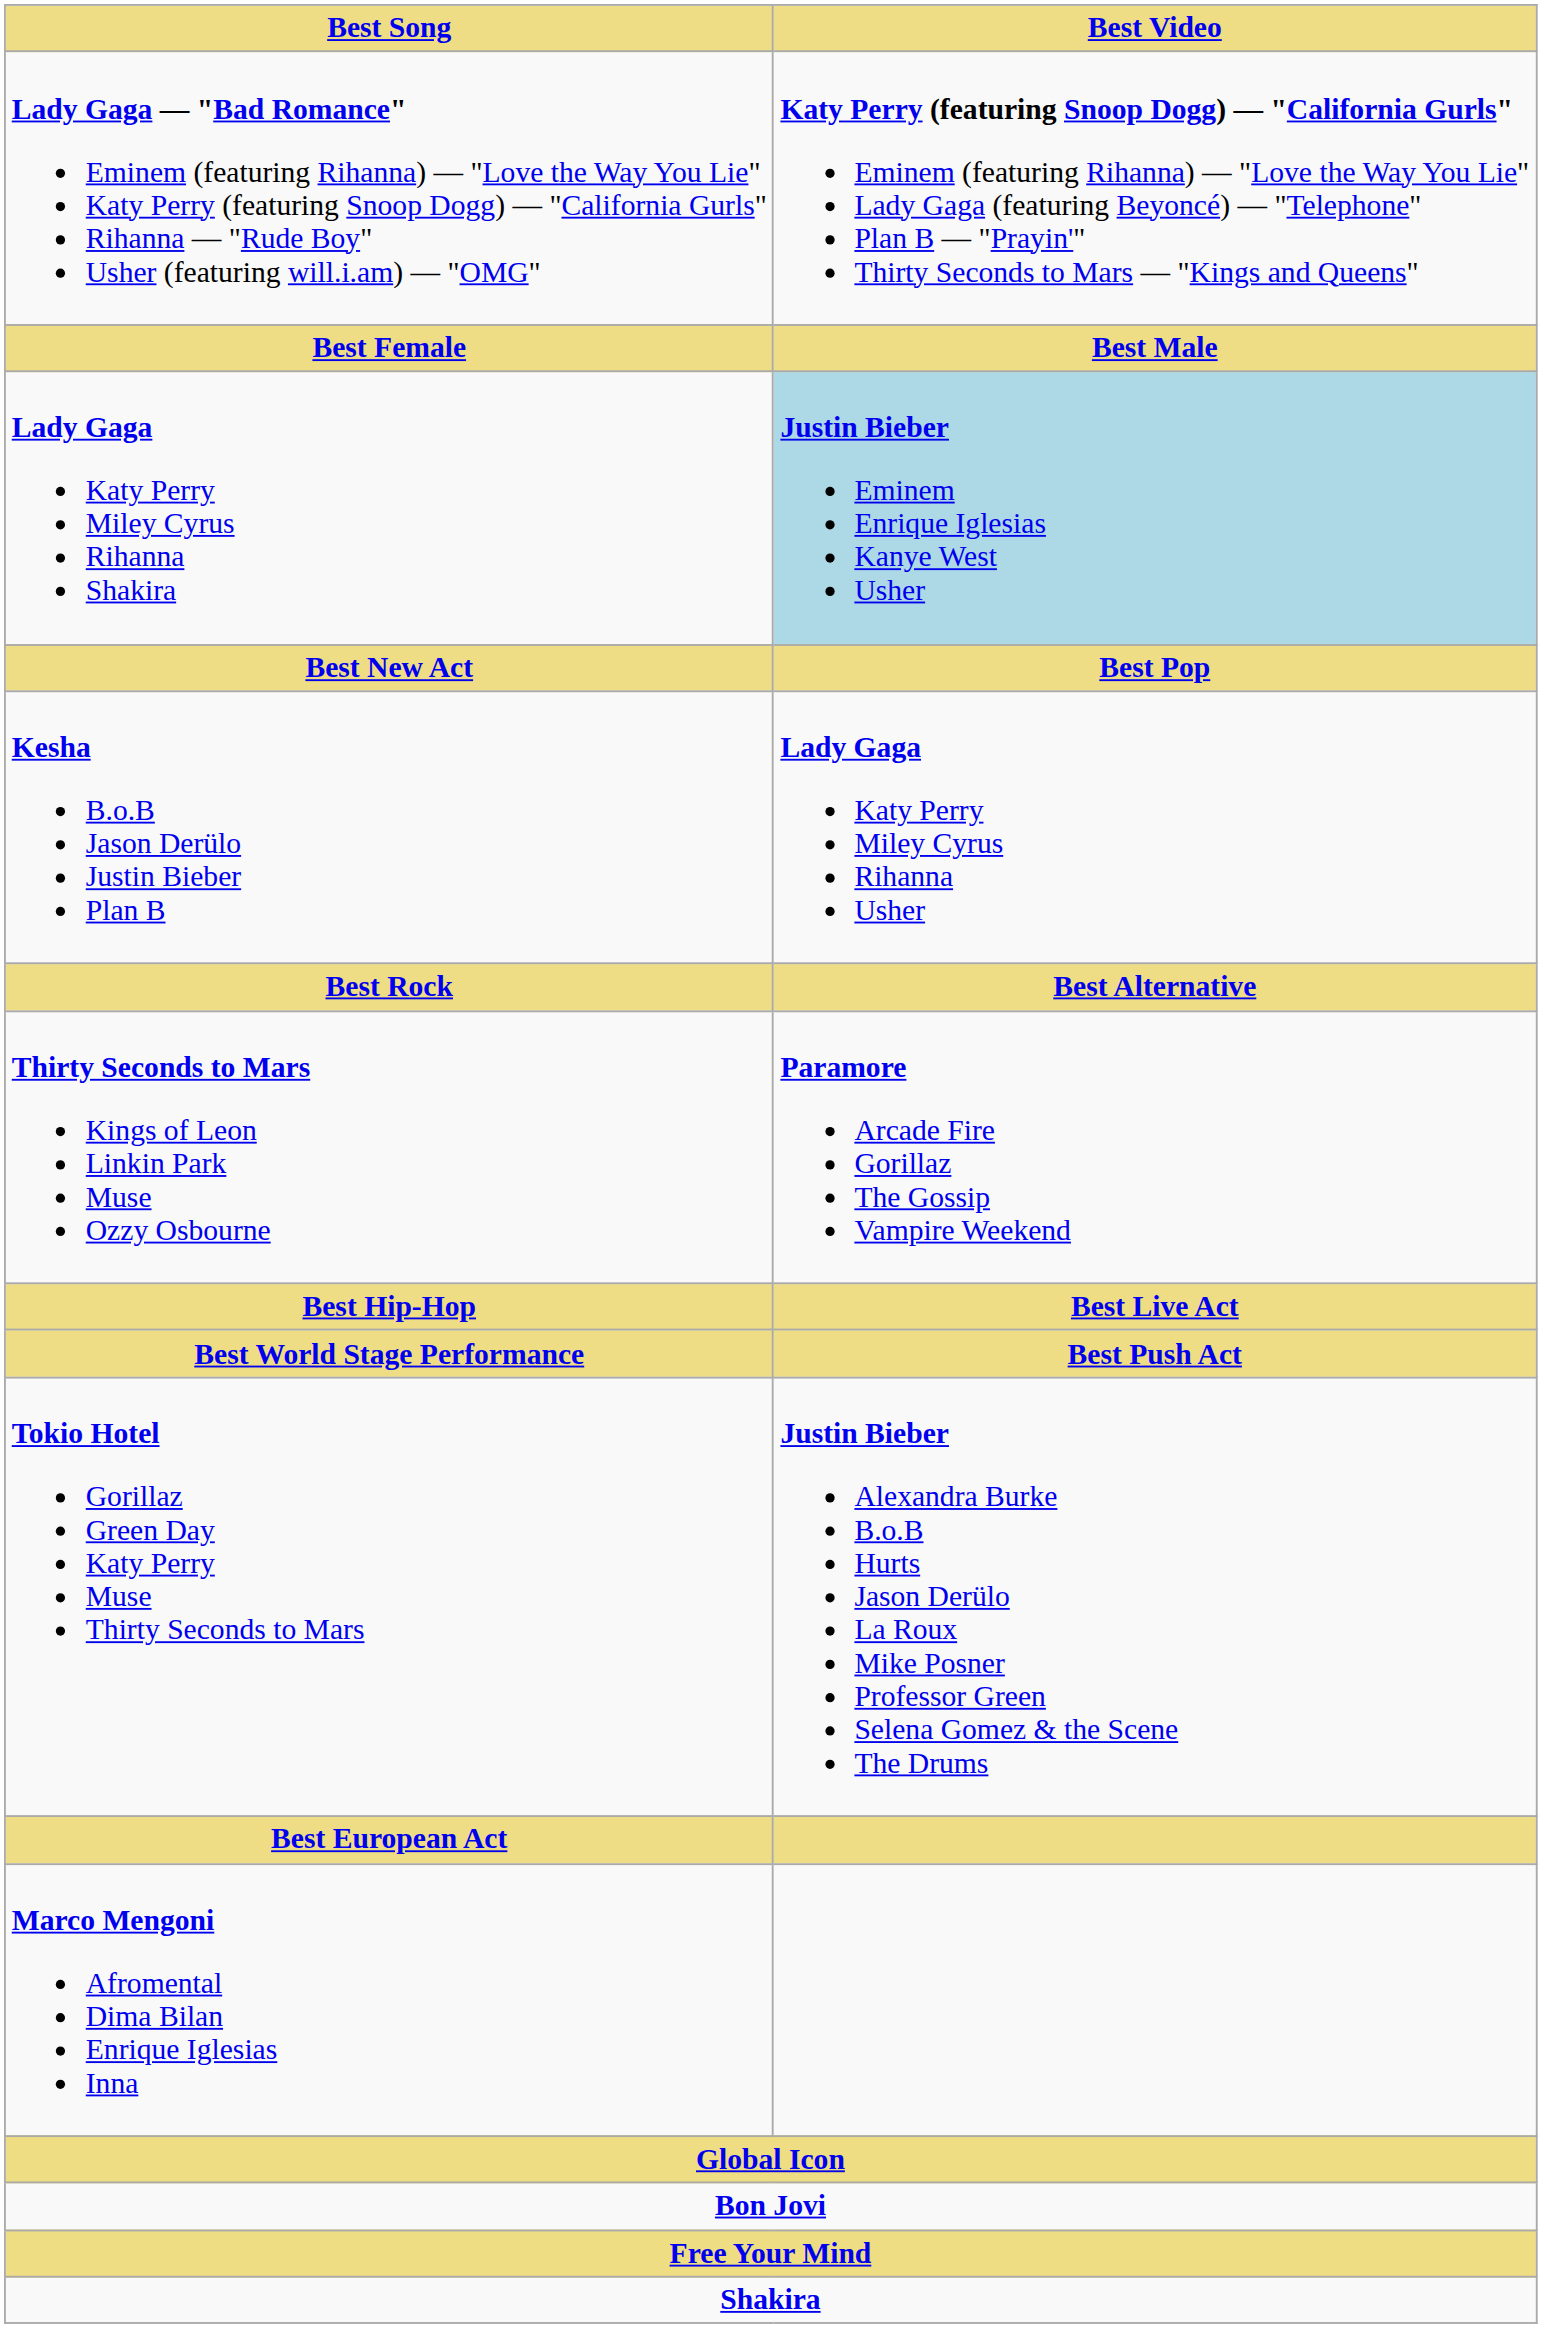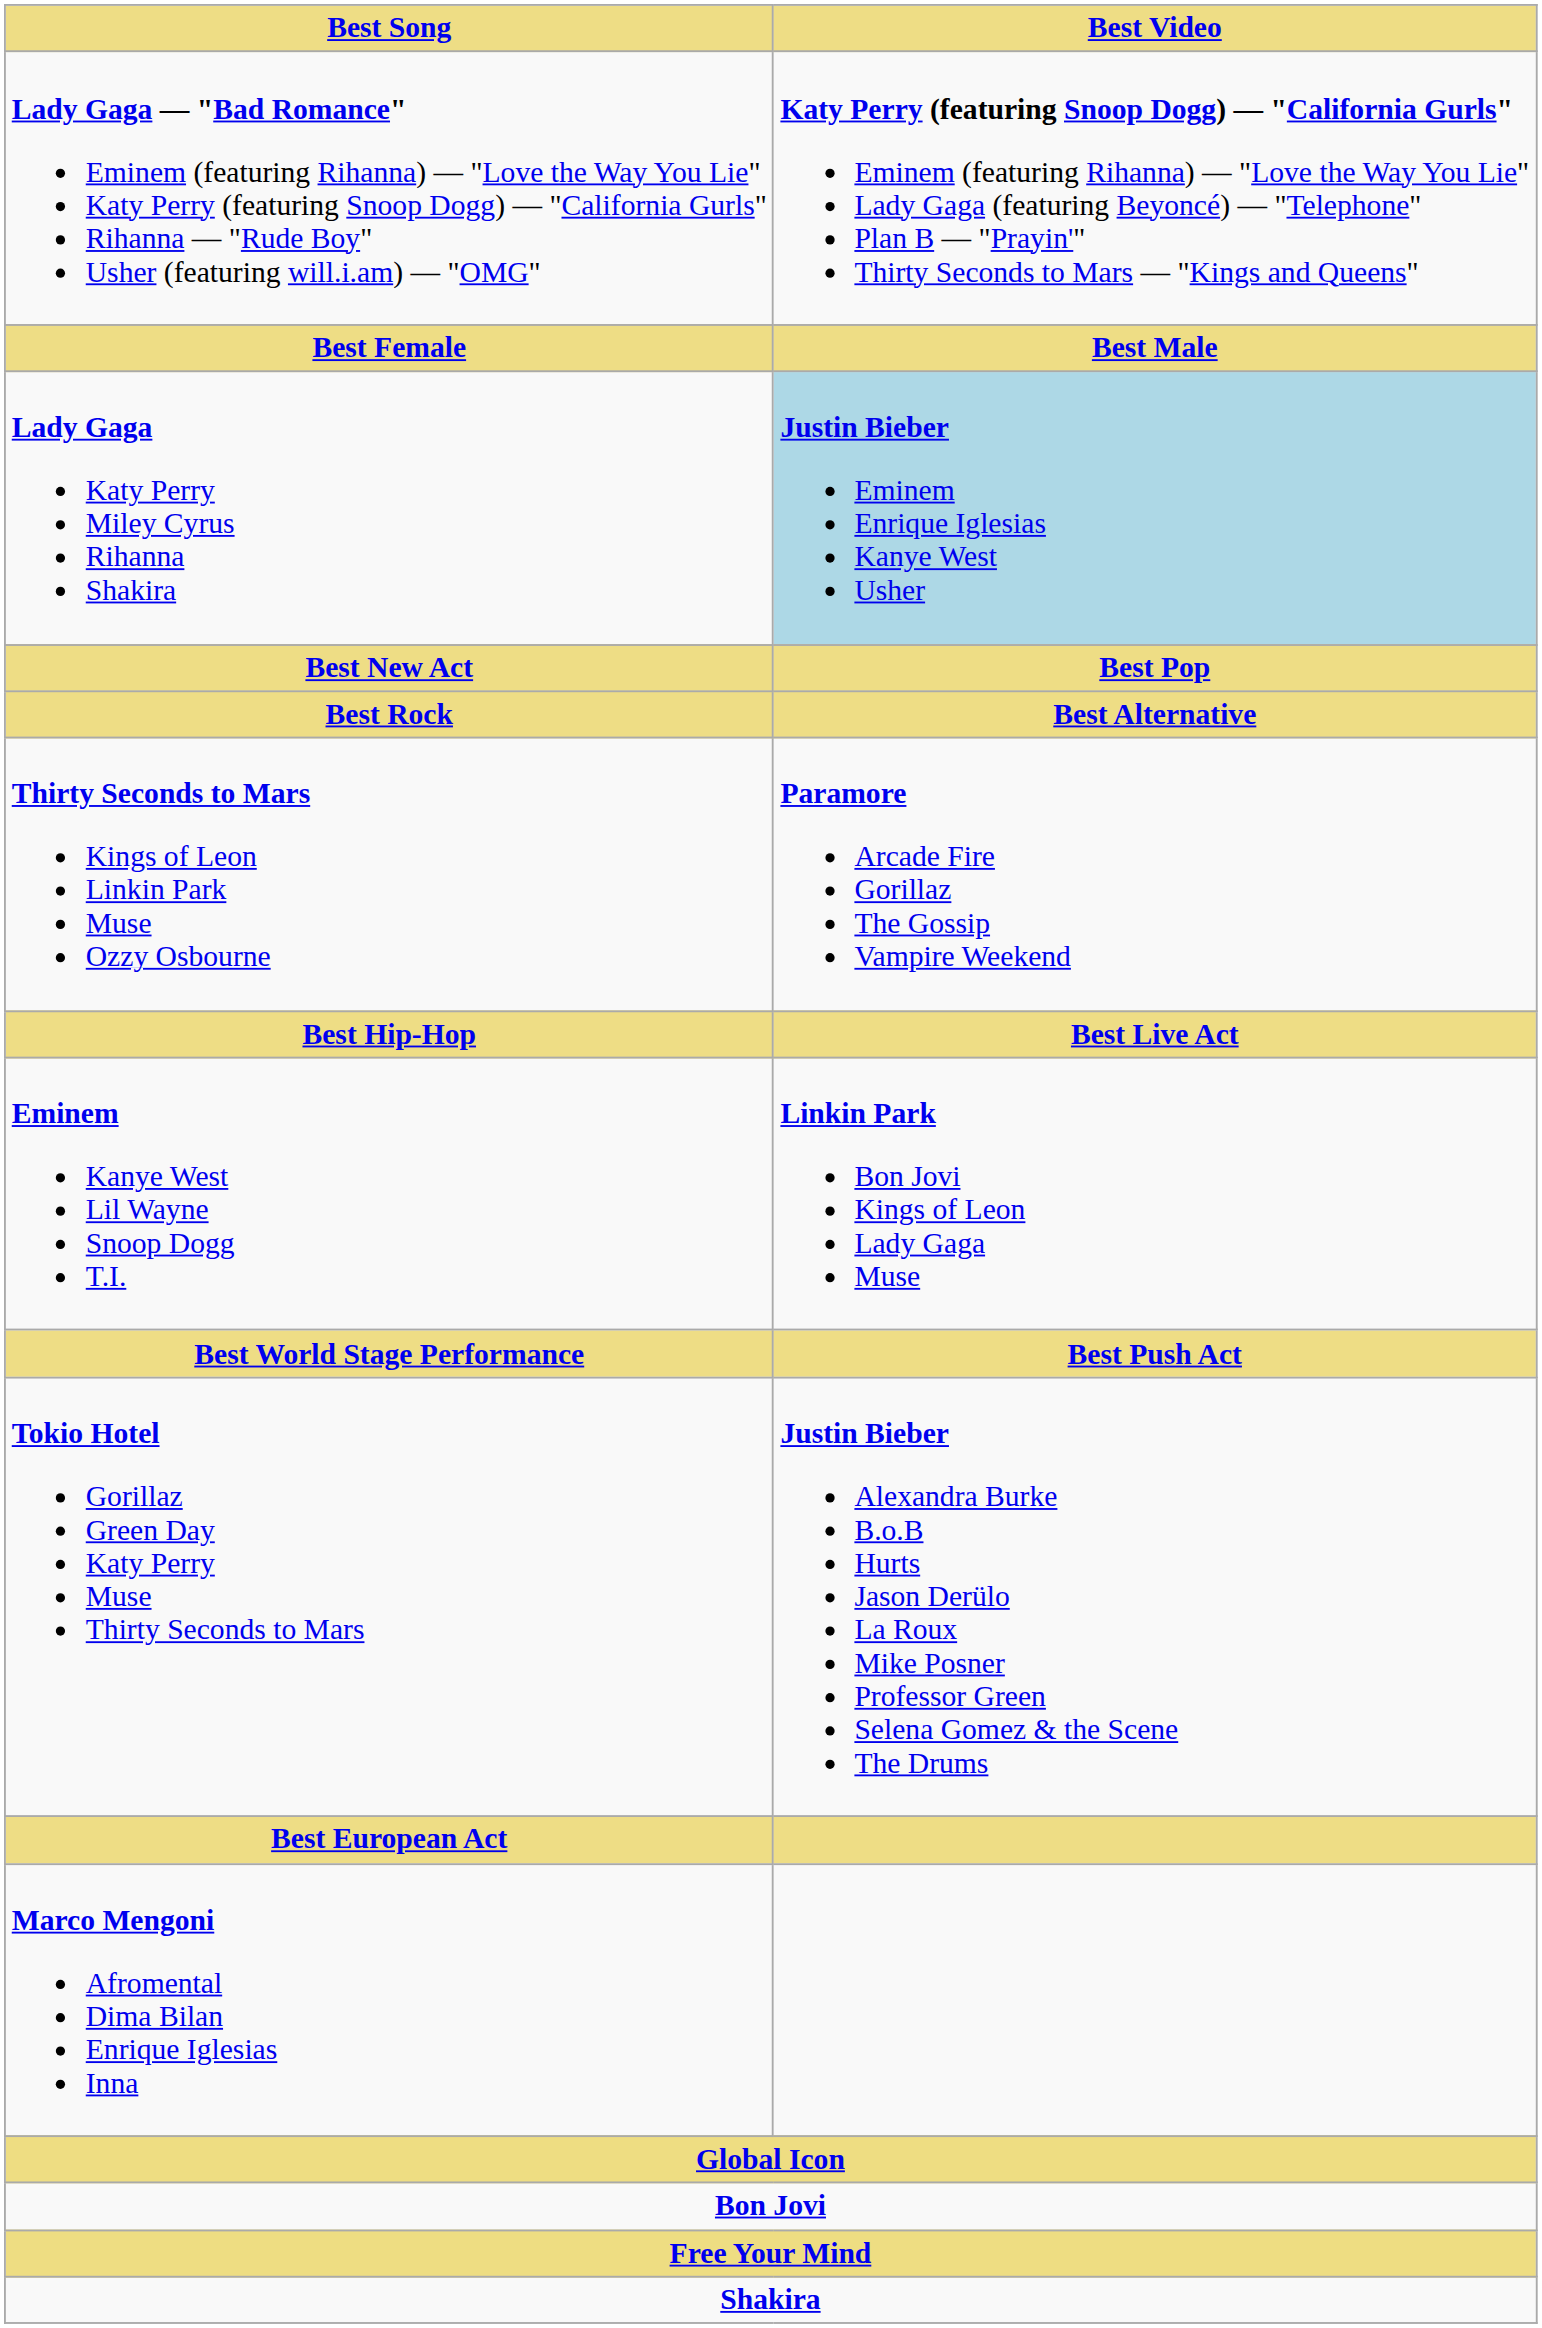- row: (389, 829)
+ row: (389, 1196)
